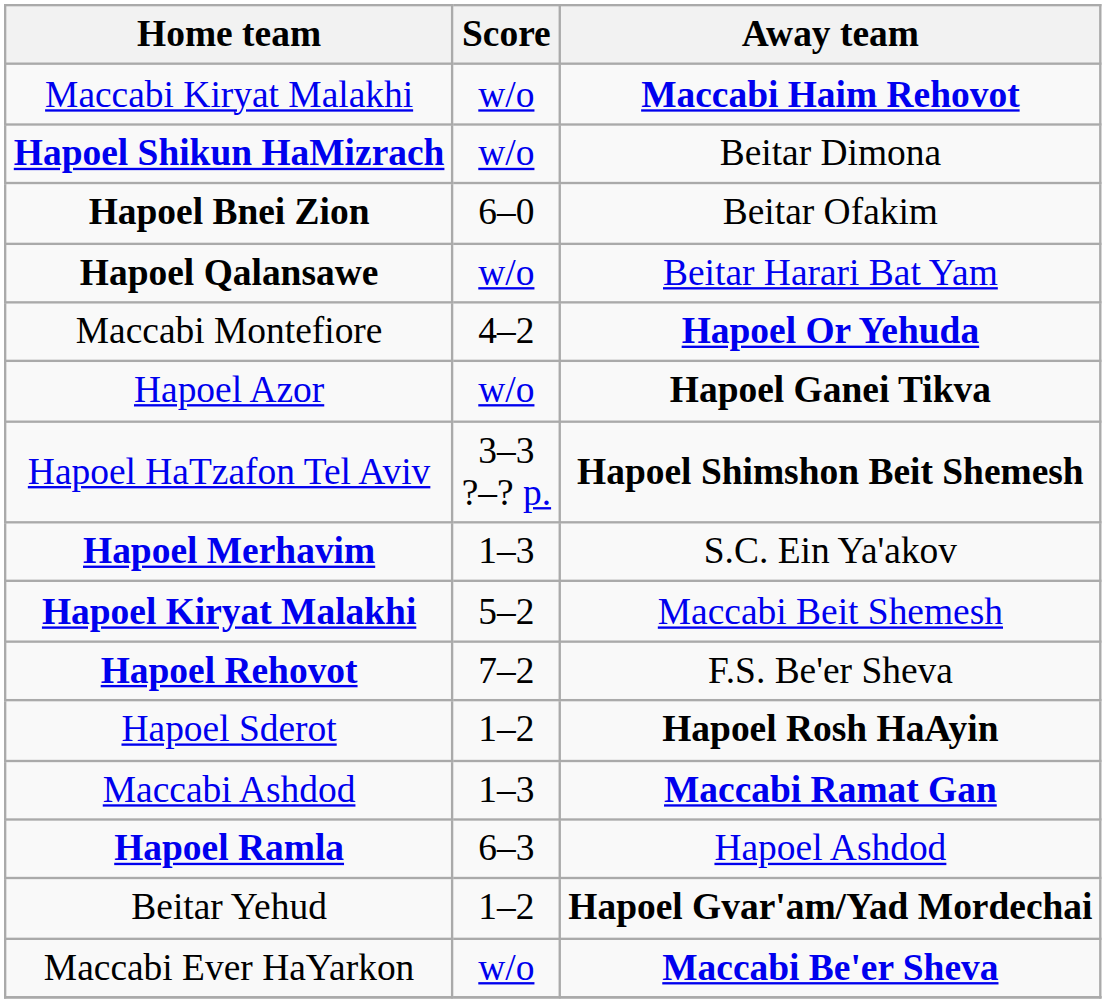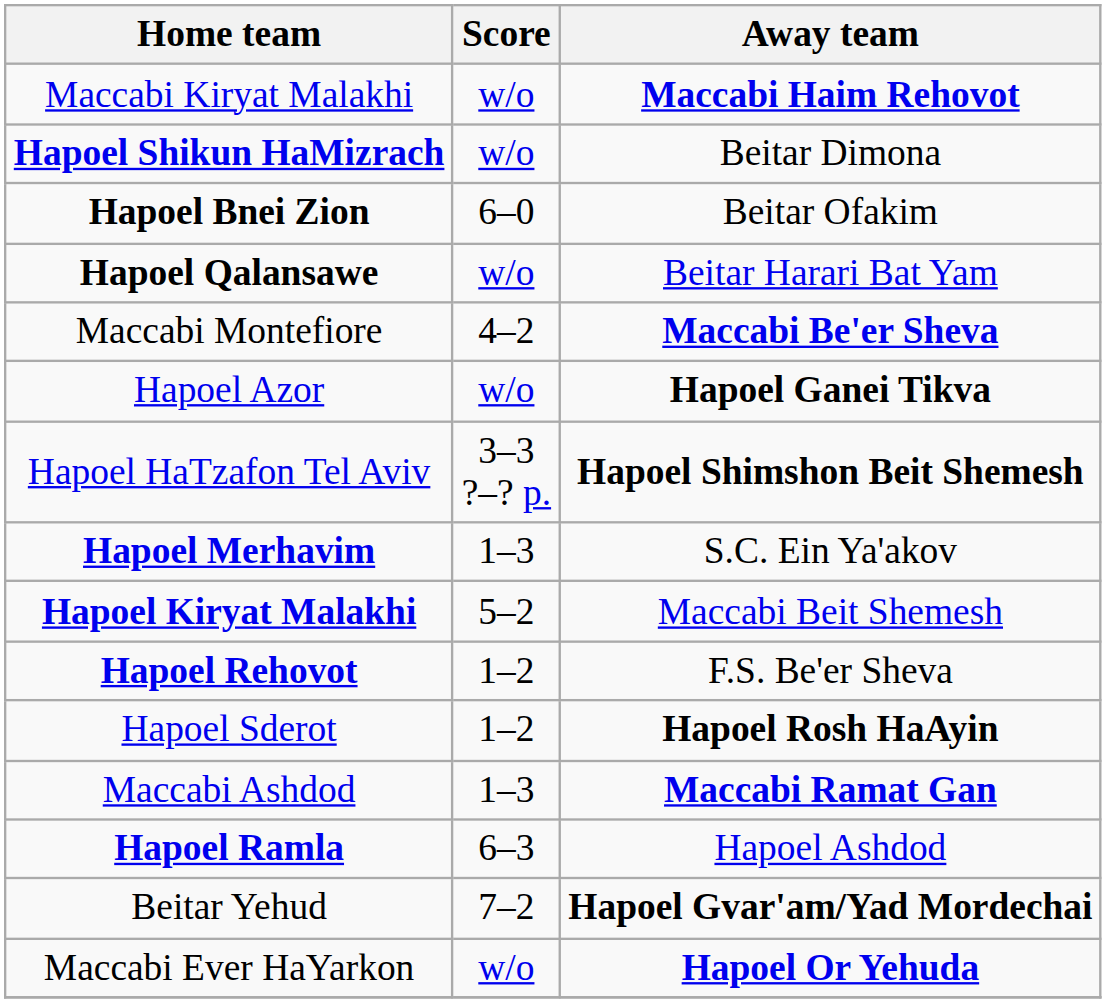(830, 331) Hapoel Or Yehuda -> (830, 331) Maccabi Be'er Sheva
(506, 670) 7–2 -> (506, 670) 1–2
(506, 907) 1–2 -> (506, 907) 7–2
(830, 966) Maccabi Be'er Sheva -> (830, 966) Hapoel Or Yehuda
